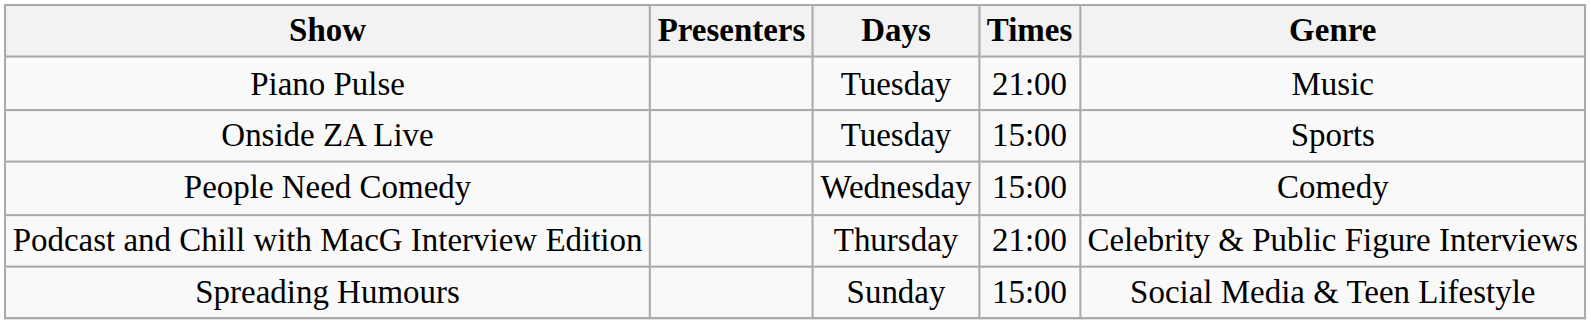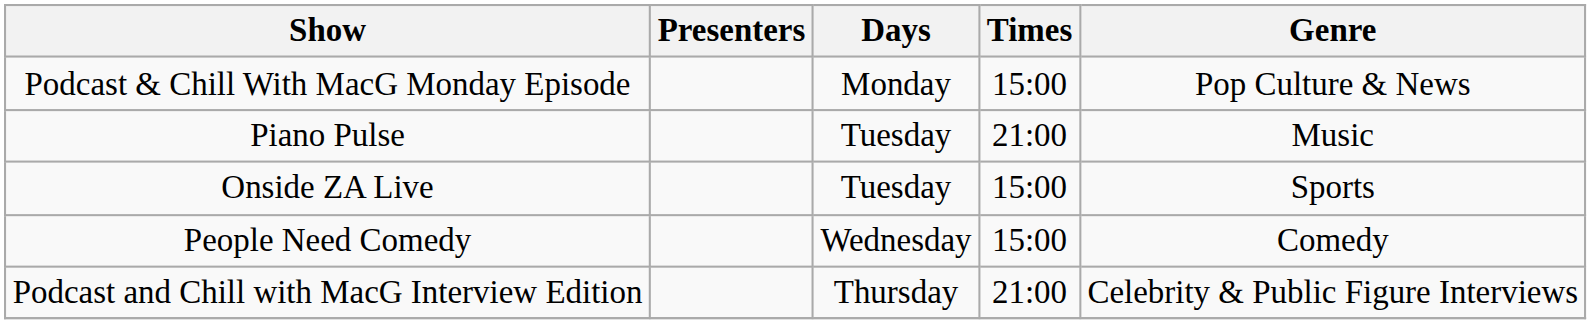+ row: (328, 82)
- row: (328, 291)
